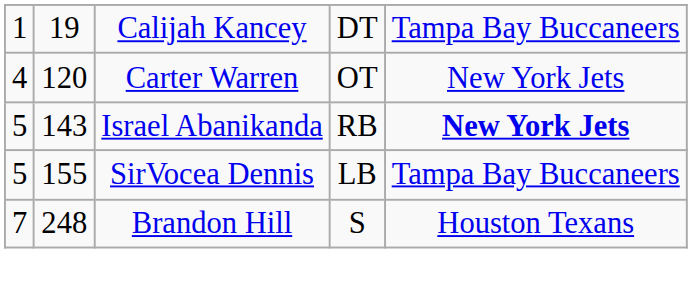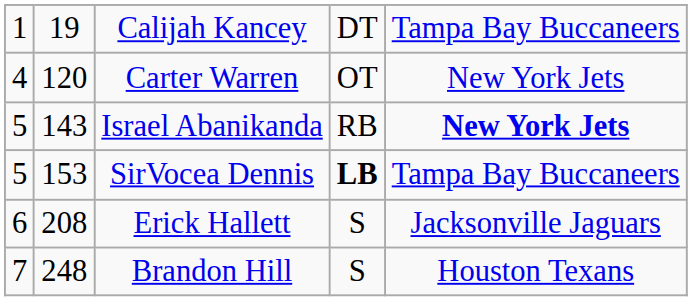(64, 174) 155 -> (64, 174) 153
(357, 174) normal -> (357, 174) bold
+ row: (212, 222)
